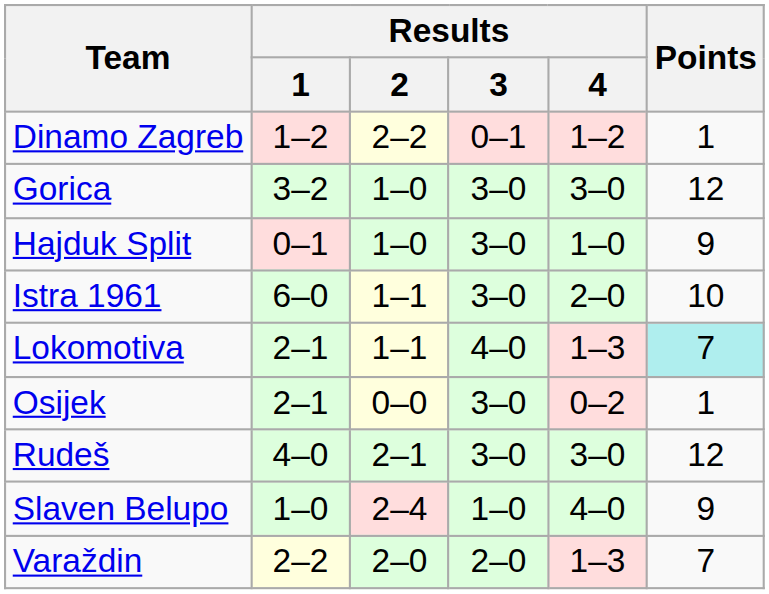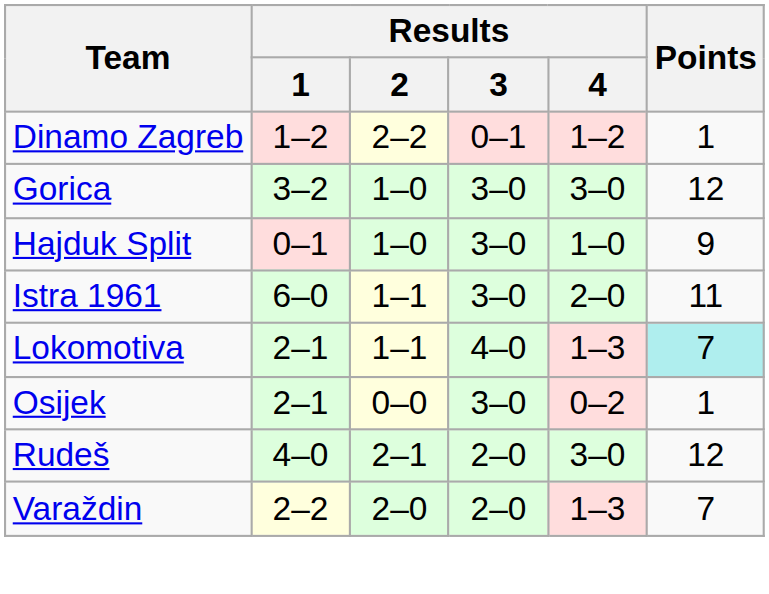(706, 296) 10 -> (706, 296) 11
(498, 455) 3–0 -> (498, 455) 2–0
- row: (121, 508)
